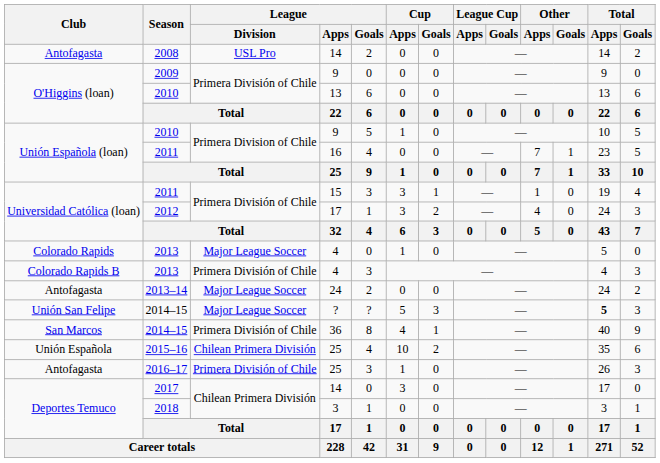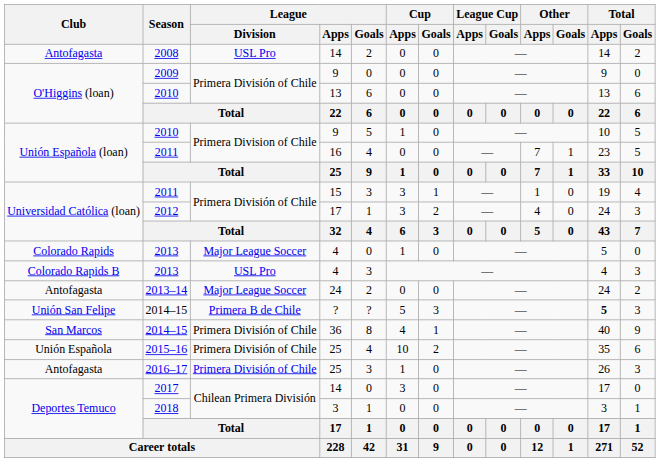(255, 271) Primera División of Chile -> (255, 271) USL Pro
(255, 310) Major League Soccer -> (255, 310) Primera B de Chile
(255, 349) Chilean Primera División -> (255, 349) Primera División of Chile
